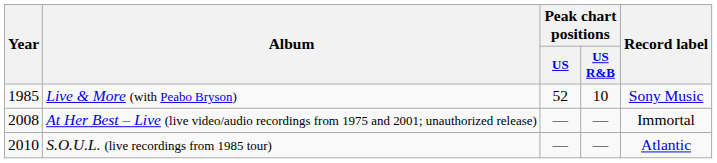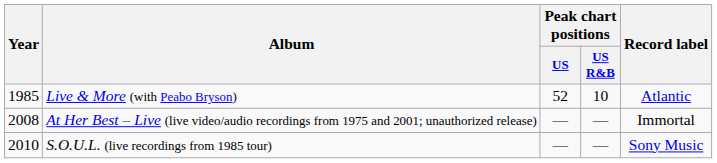(666, 96) Sony Music -> (666, 96) Atlantic
(666, 145) Atlantic -> (666, 145) Sony Music
